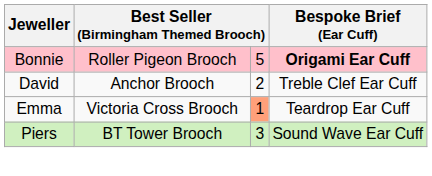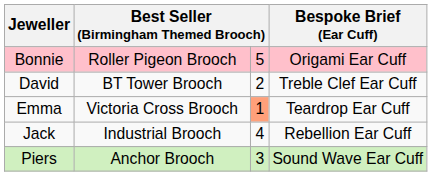(348, 59) bold -> (348, 59) normal
(162, 84) Anchor Brooch -> (162, 84) BT Tower Brooch
+ row: (39, 134)
(162, 134) BT Tower Brooch -> (162, 158) Anchor Brooch
